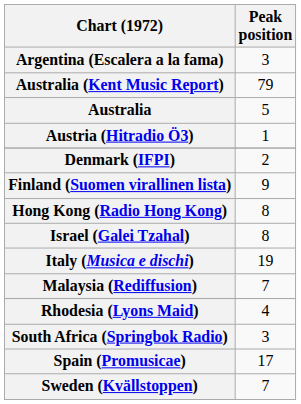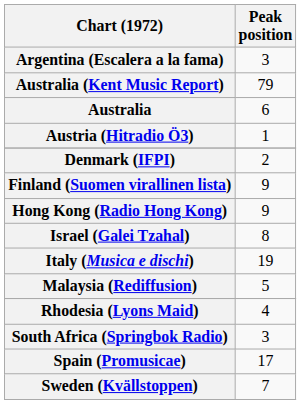(265, 110) 5 -> (265, 110) 6
(265, 210) 8 -> (265, 210) 9
(265, 286) 7 -> (265, 286) 5
